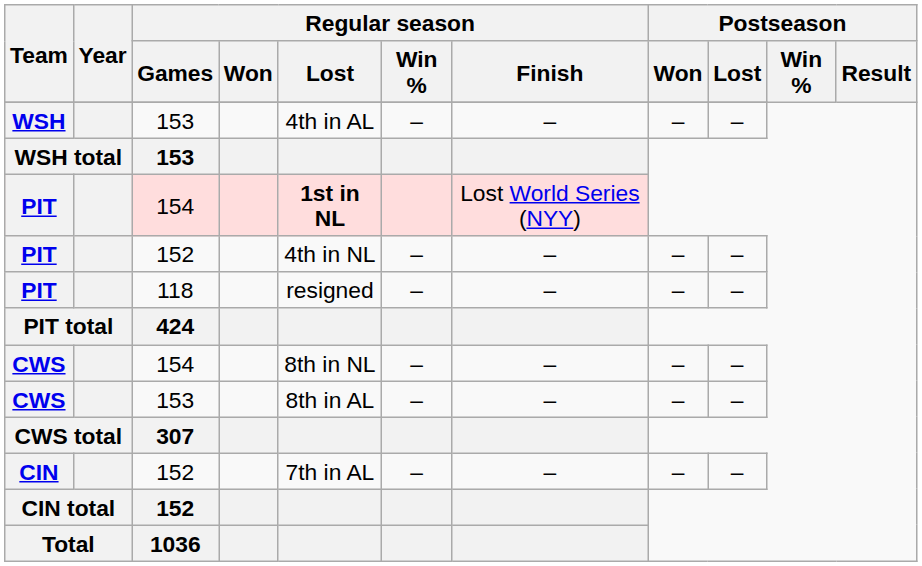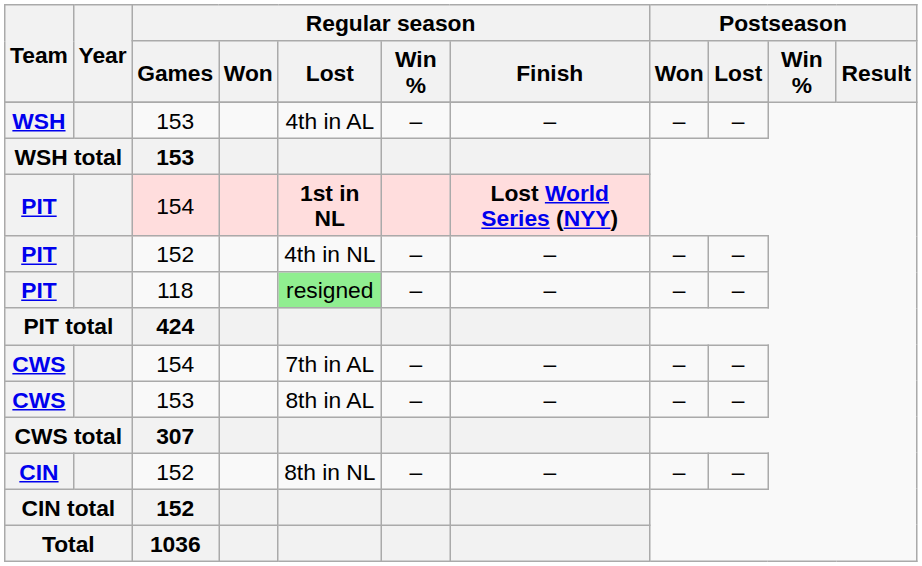(550, 206) normal -> (550, 206) bold
(330, 291) no background -> (330, 291) lightgreen background
(330, 363) 8th in NL -> (330, 363) 7th in AL
(330, 471) 7th in AL -> (330, 471) 8th in NL
